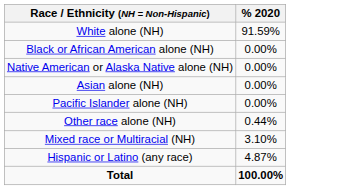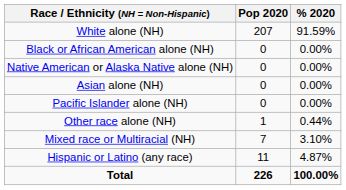+ column: (263, 13)
